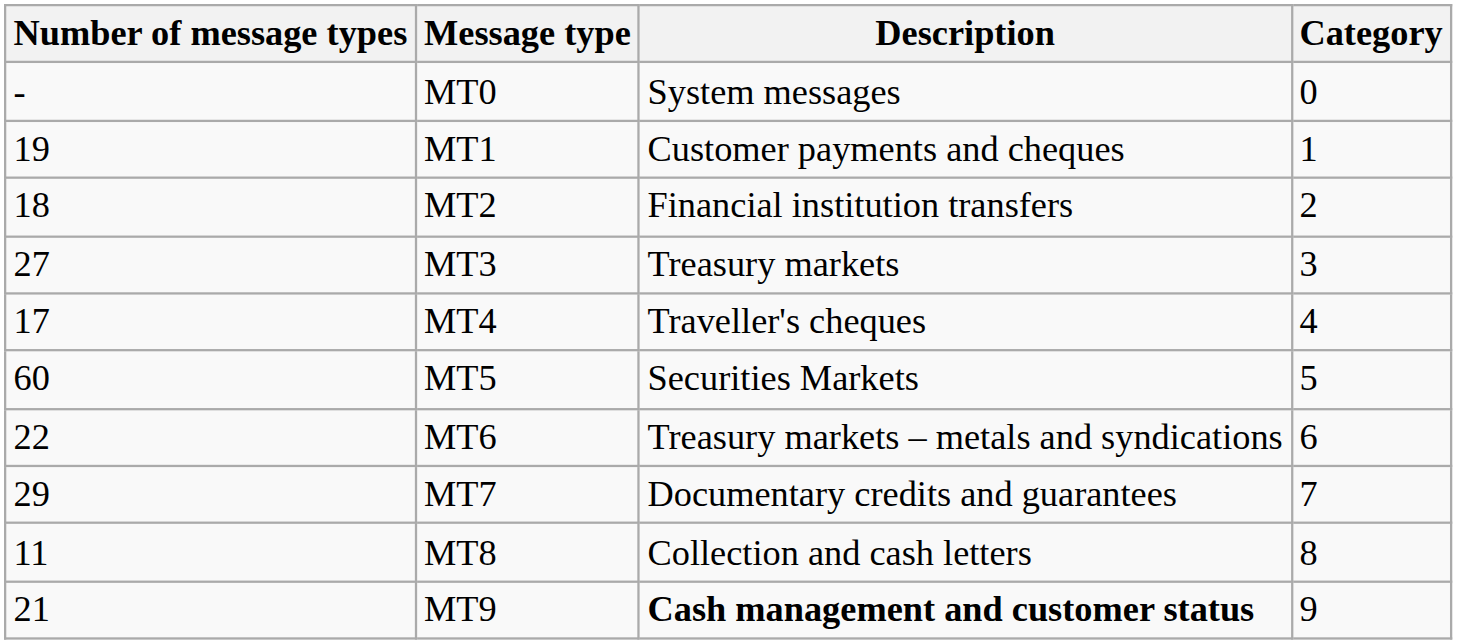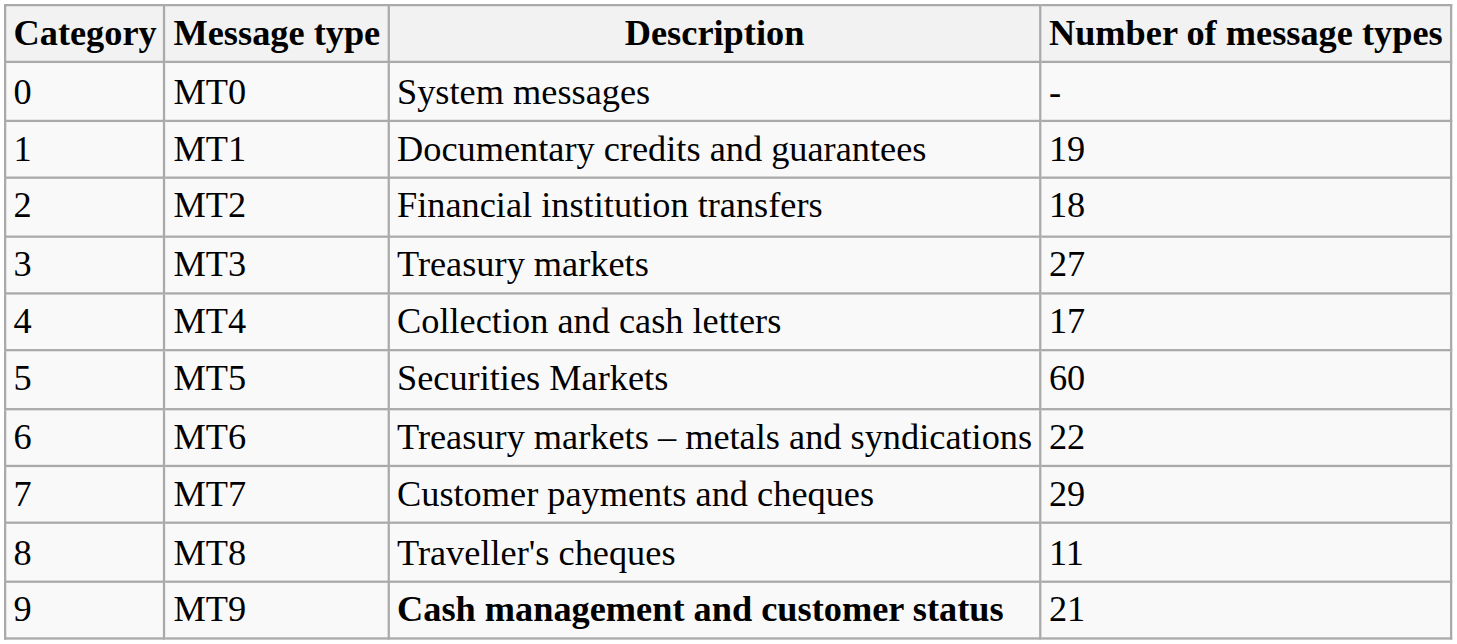columns swapped: (1371, 33) <-> (210, 33)
(886, 148) Customer payments and cheques -> (662, 148) Documentary credits and guarantees
(787, 321) Traveller's cheques -> (589, 321) Collection and cash letters
(912, 494) Documentary credits and guarantees -> (636, 494) Customer payments and cheques
(840, 551) Collection and cash letters -> (536, 551) Traveller's cheques
